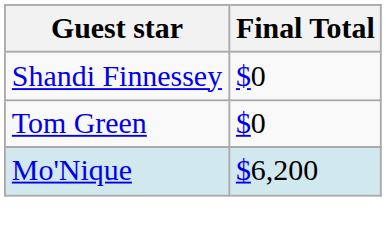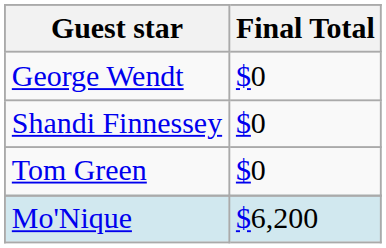+ row: (98, 75)
